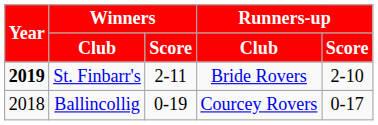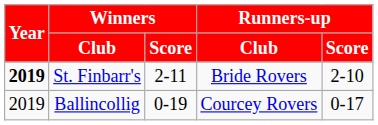(27, 104) 2018 -> (27, 104) 2019
